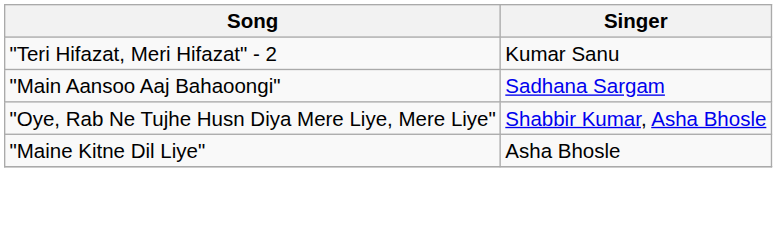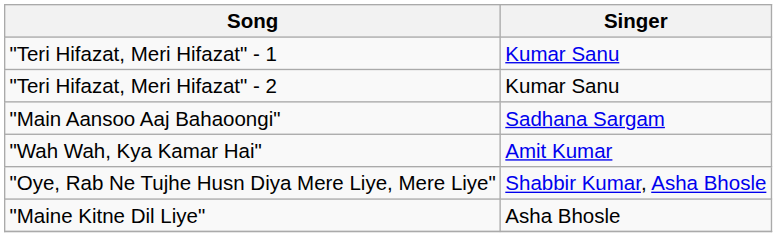+ row: (143, 54)
+ row: (136, 151)
